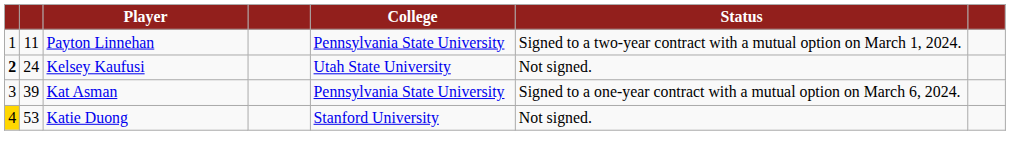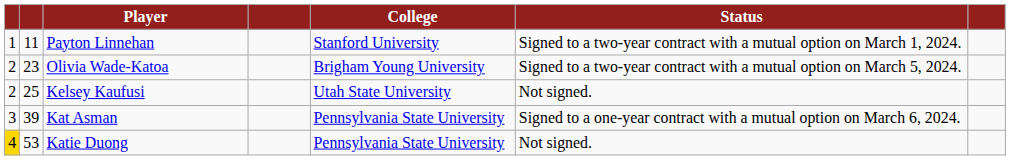(409, 42) Pennsylvania State University -> (376, 42) Stanford University
+ row: (108, 67)
(12, 67) bold -> (12, 92) normal
(31, 67) 24 -> (31, 92) 25
(376, 117) Stanford University -> (409, 142) Pennsylvania State University
